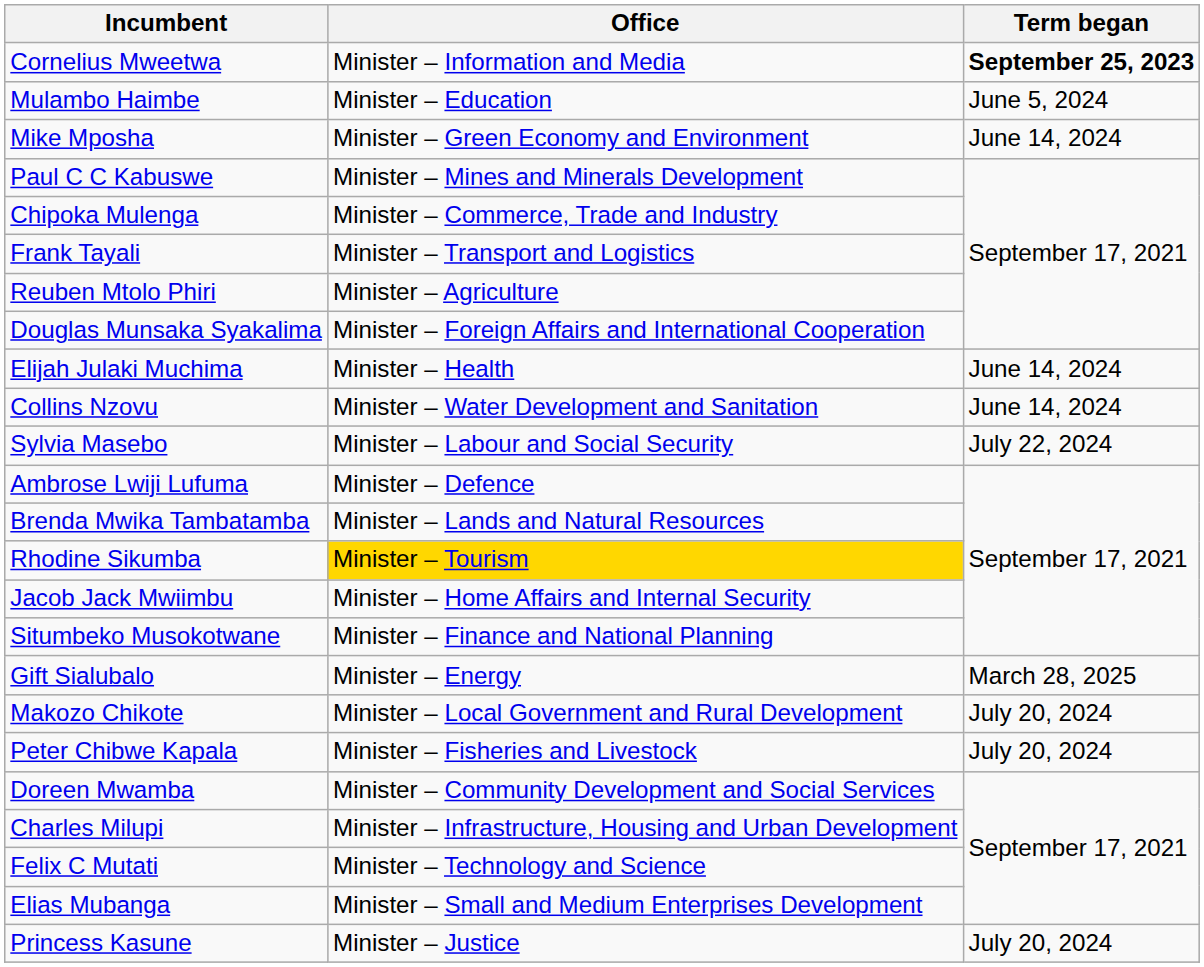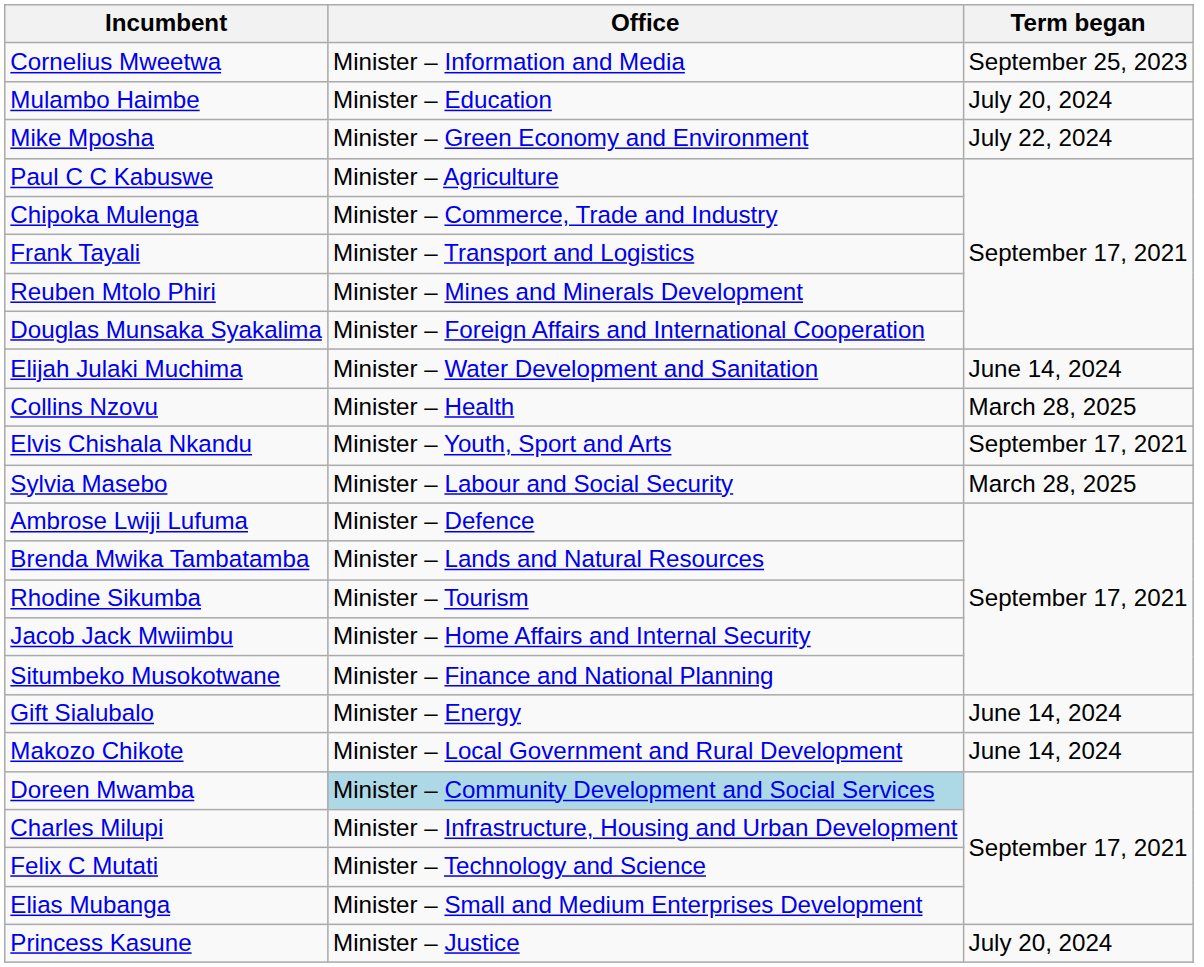(1081, 61) bold -> (1078, 61) normal
(1038, 100) June 5, 2024 -> (1040, 100) July 20, 2024
(1045, 138) June 14, 2024 -> (1040, 138) July 22, 2024
(568, 176) Minister – Mines and Minerals Development -> (446, 176) Minister – Agriculture
(446, 291) Minister – Agriculture -> (568, 291) Minister – Mines and Minerals Development
(424, 368) Minister – Health -> (576, 368) Minister – Water Development and Sanitation
(576, 406) Minister – Water Development and Sanitation -> (424, 406) Minister – Health
(1045, 406) June 14, 2024 -> (1053, 406) March 28, 2025
+ row: (131, 445)
(1040, 445) July 22, 2024 -> (1053, 483) March 28, 2025
(431, 560) gold background -> (431, 598) no background
(1053, 675) March 28, 2025 -> (1045, 713) June 14, 2024
(1040, 713) July 20, 2024 -> (1045, 751) June 14, 2024
- row: (124, 751)
(634, 789) no background -> (634, 789) lightblue background
